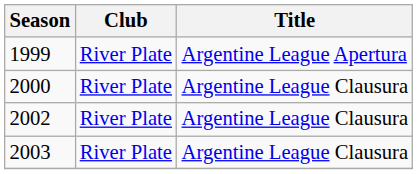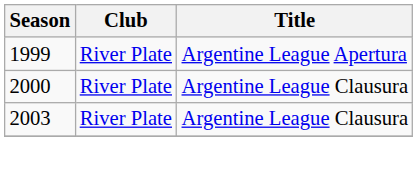- row: (30, 119)
